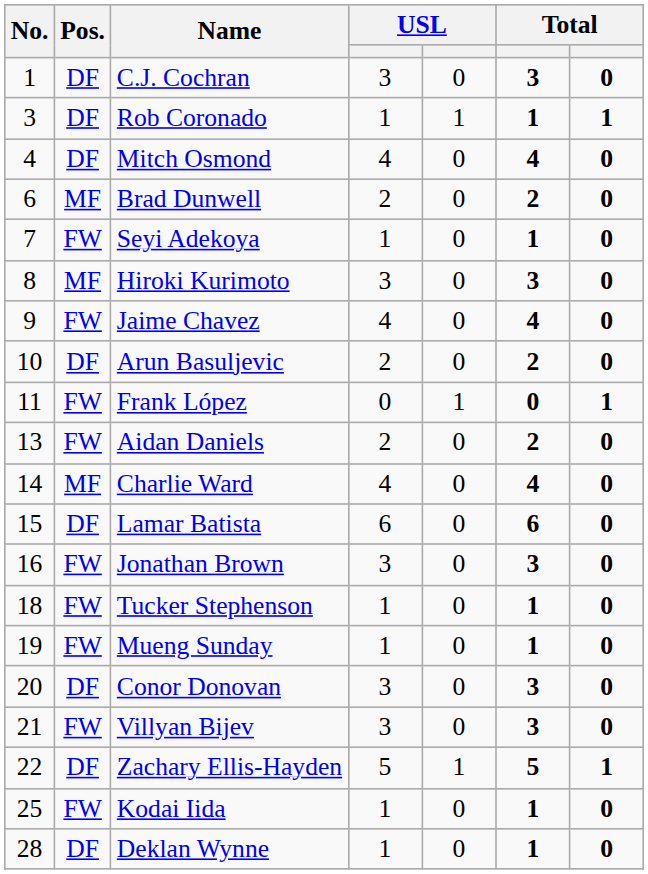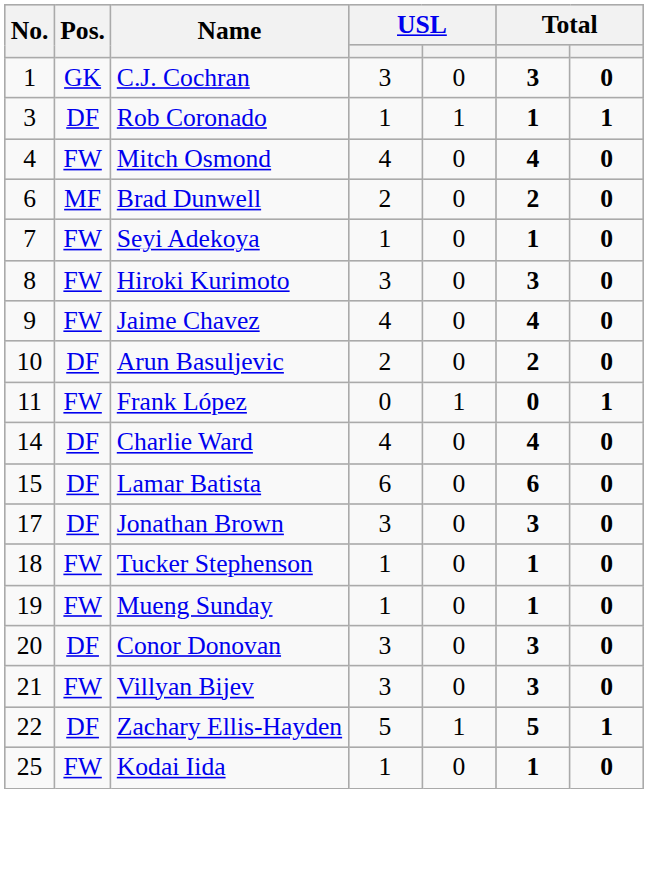(83, 77) DF -> (83, 77) GK
(83, 158) DF -> (83, 158) FW
(83, 280) MF -> (83, 280) FW
- row: (190, 442)
(83, 483) MF -> (83, 442) DF
(30, 564) 16 -> (30, 523) 17
(83, 564) FW -> (83, 523) DF
- row: (193, 848)
